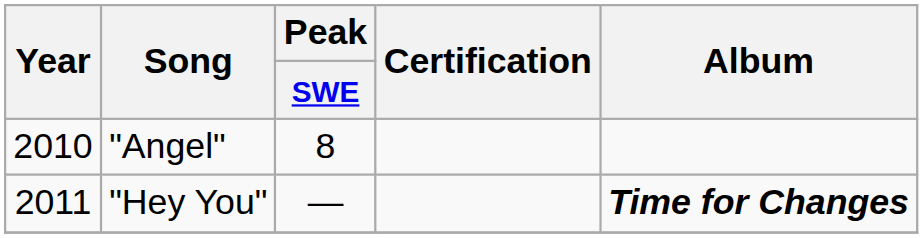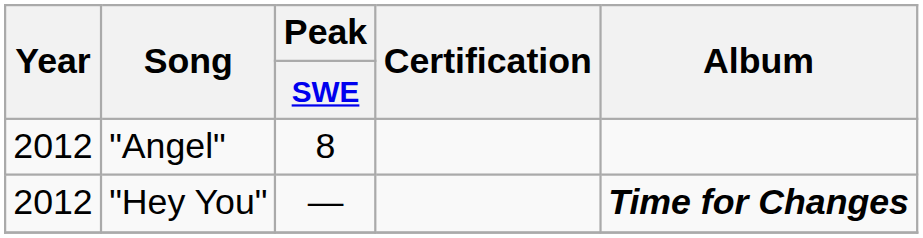(53, 145) 2010 -> (53, 145) 2012
(53, 202) 2011 -> (53, 202) 2012
